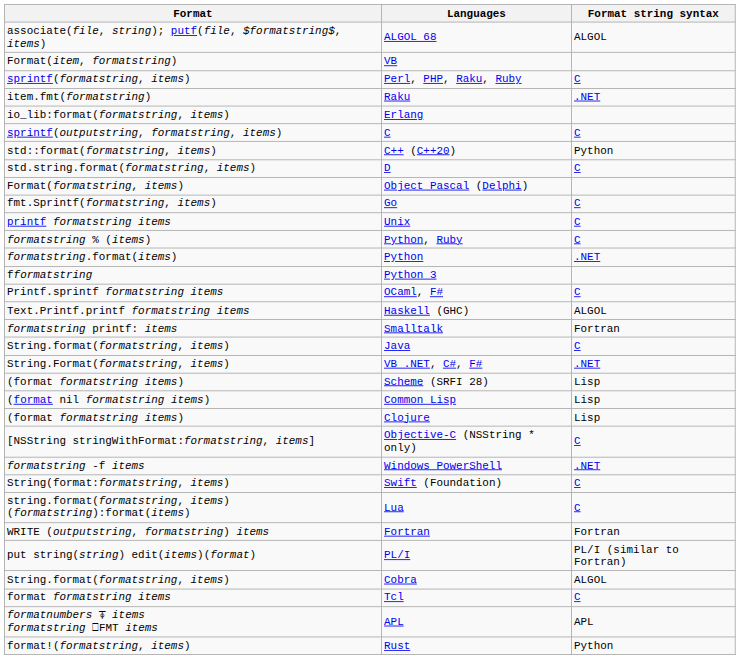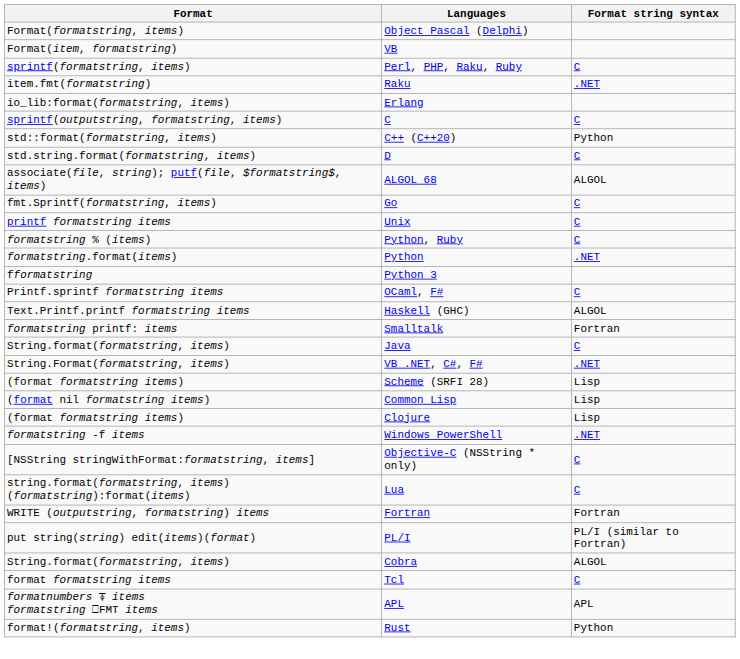rows swapped: (410, 37) <-> (456, 186)
rows swapped: (443, 466) <-> (459, 442)
- row: (443, 483)
